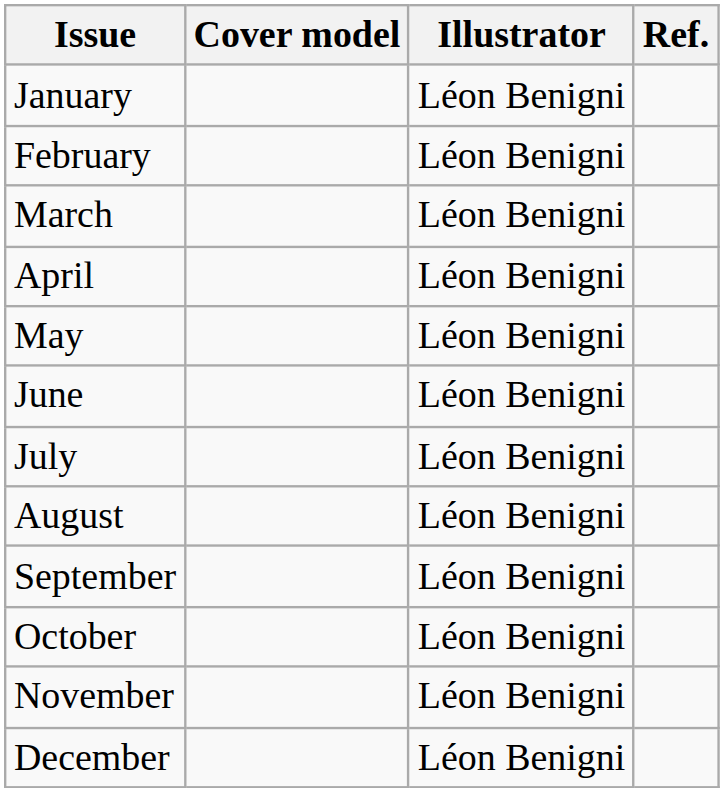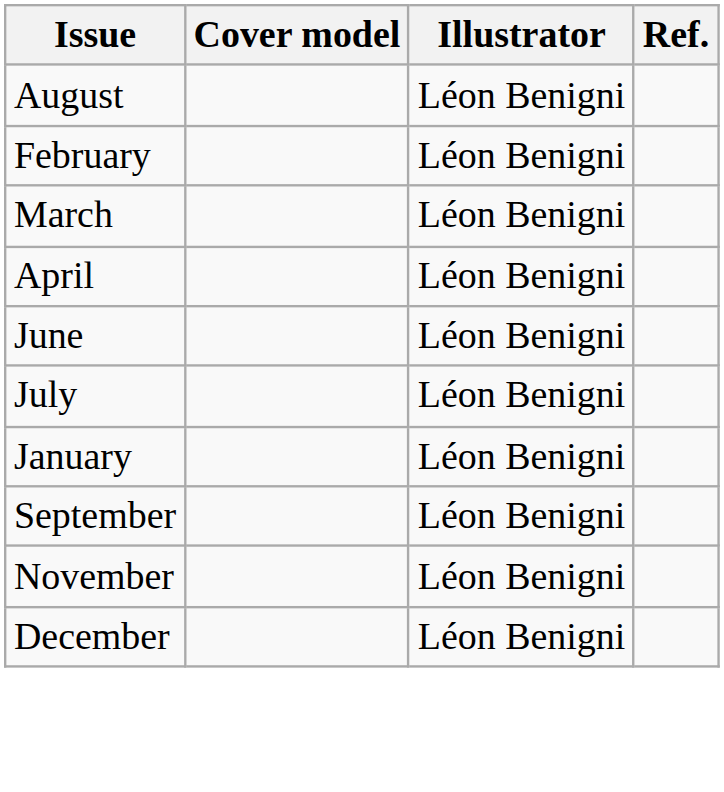rows swapped: (73, 94) <-> (69, 515)
- row: (49, 335)
- row: (75, 635)
